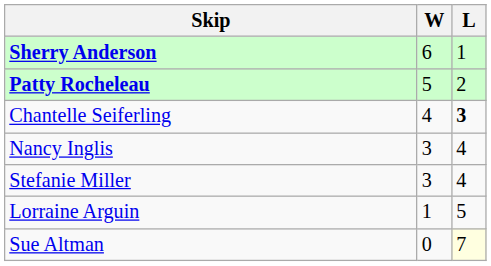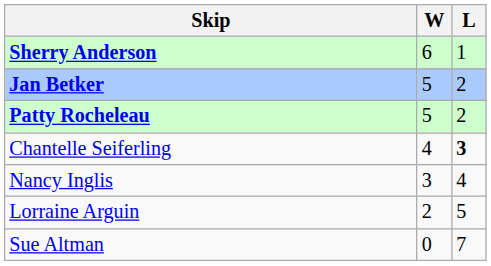+ row: (57, 84)
- row: (70, 180)
(427, 212) 1 -> (427, 212) 2
(461, 244) lightyellow background -> (461, 244) no background
